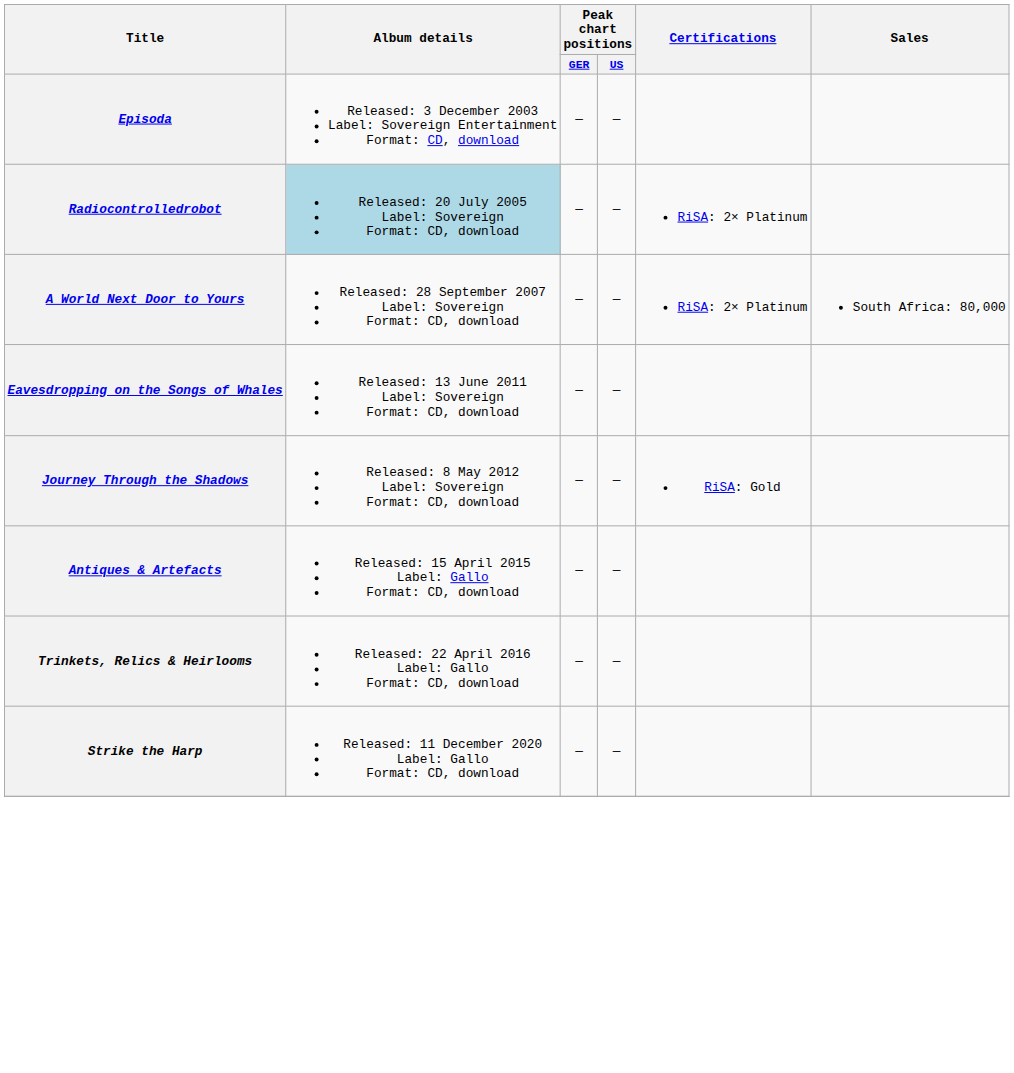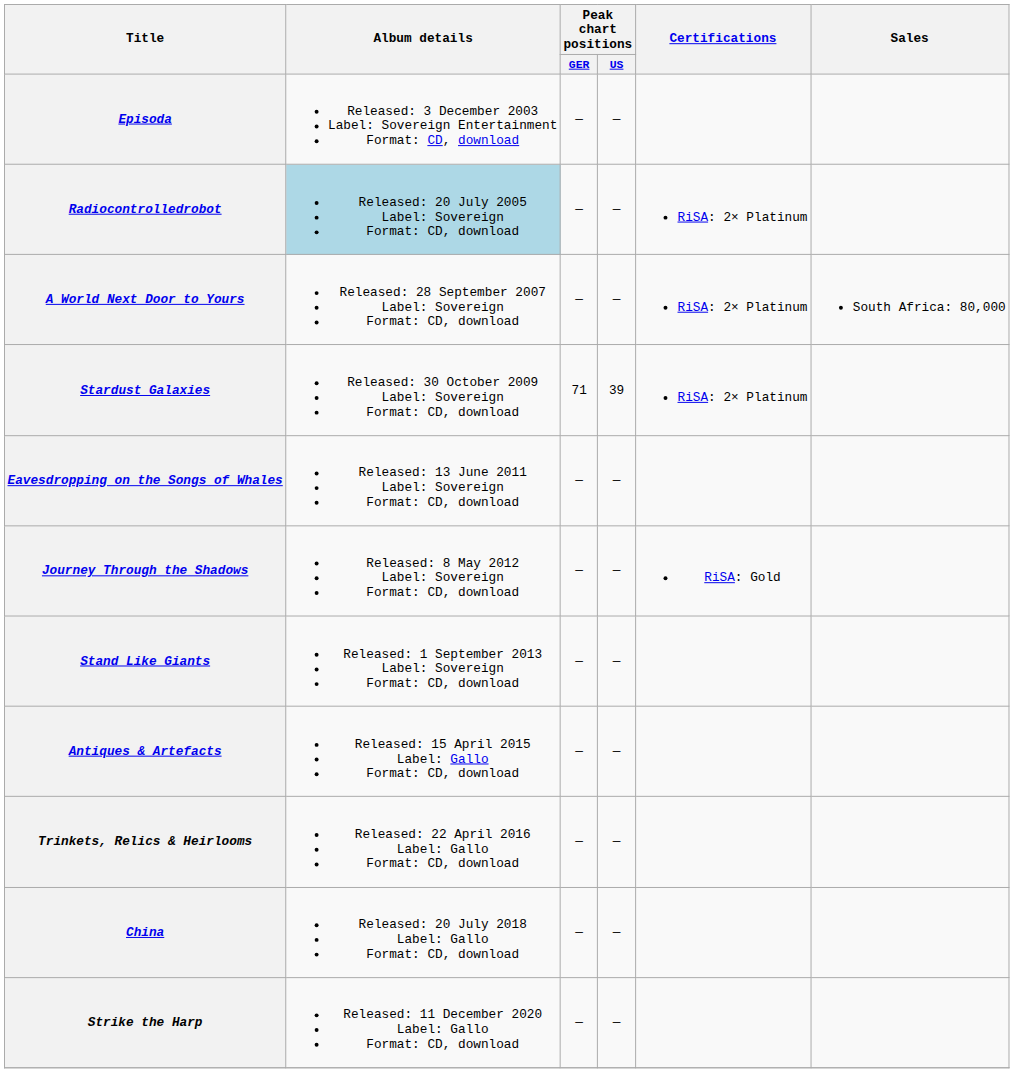+ row: (145, 390)
+ row: (145, 661)
+ row: (145, 932)
